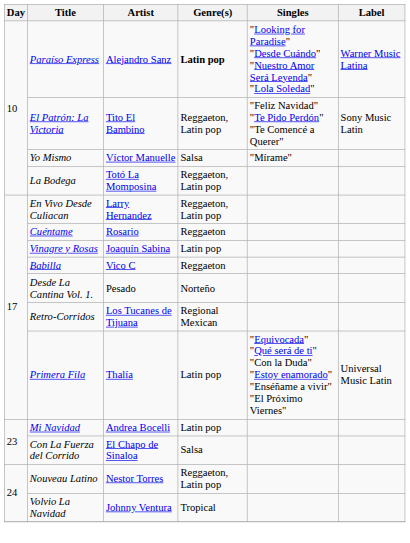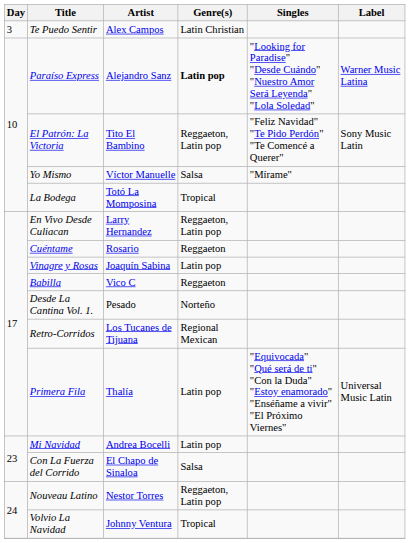+ row: (63, 29)
(204, 180) Reggaeton, Latin pop -> (198, 197) Tropical
